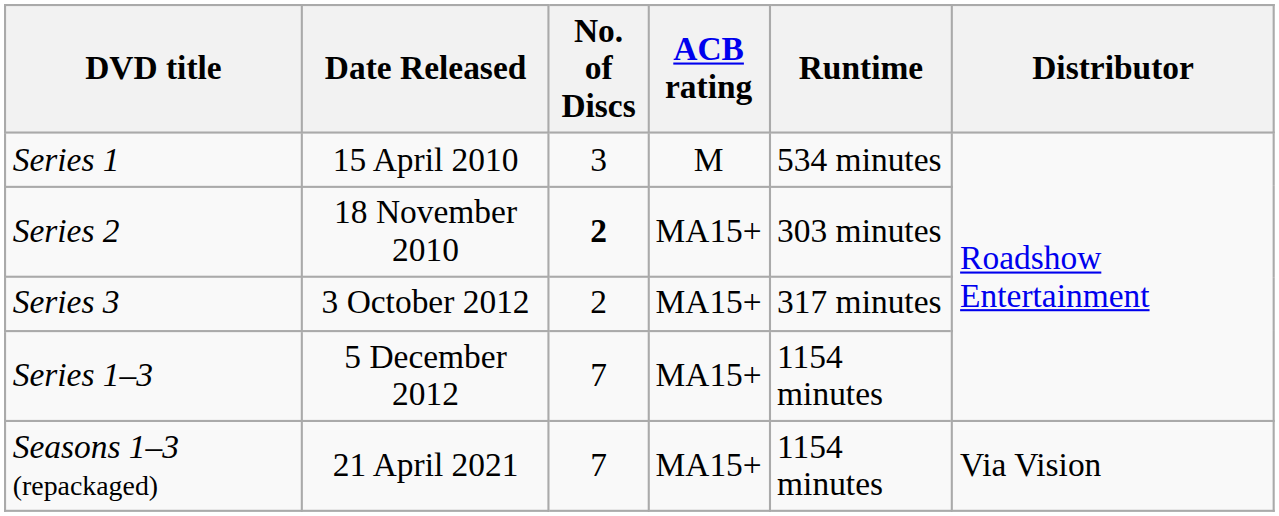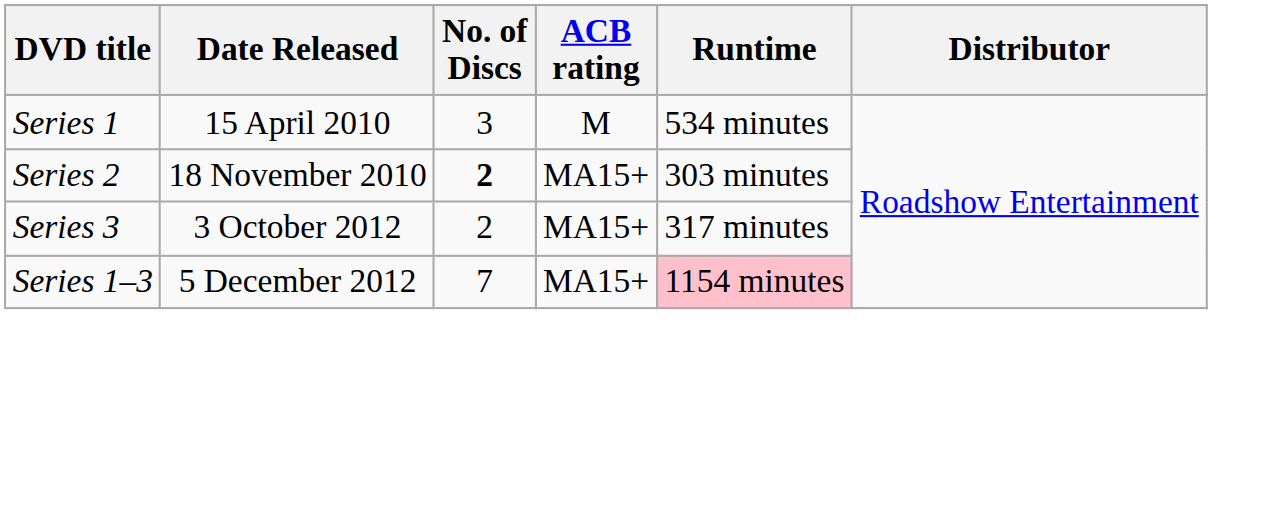(830, 374) no background -> (754, 280) pink background
- row: (96, 465)
